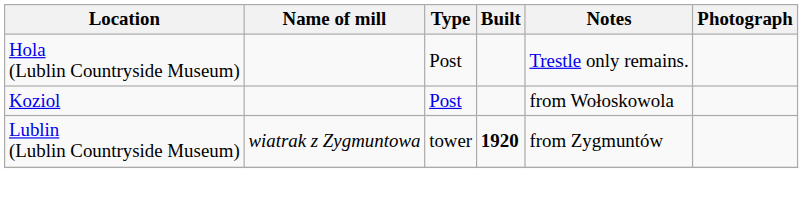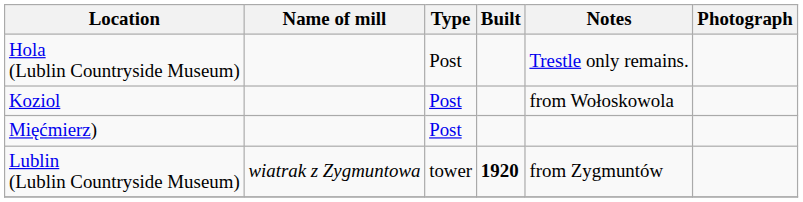+ row: (53, 130)
